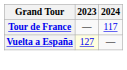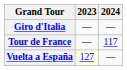+ row: (40, 27)
